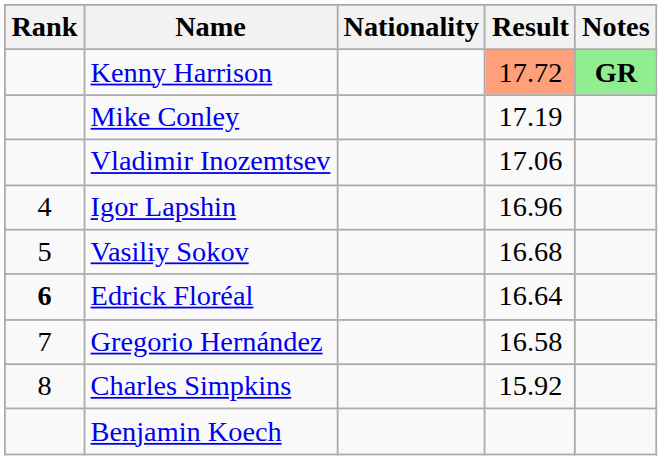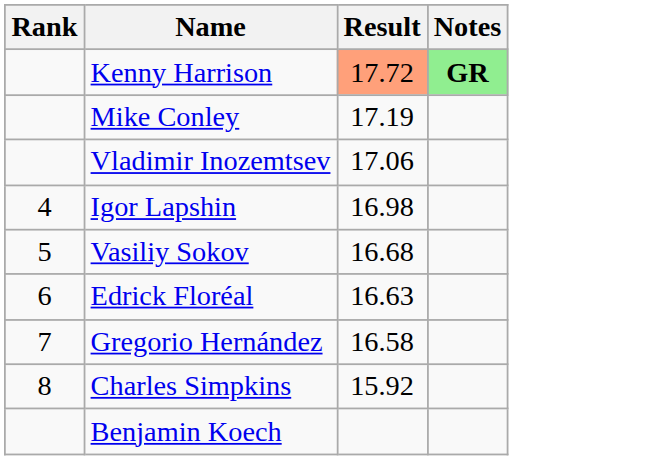- column: (411, 26)
(530, 206) 16.96 -> (382, 206) 16.98
(44, 296) bold -> (44, 296) normal
(530, 296) 16.64 -> (382, 296) 16.63
